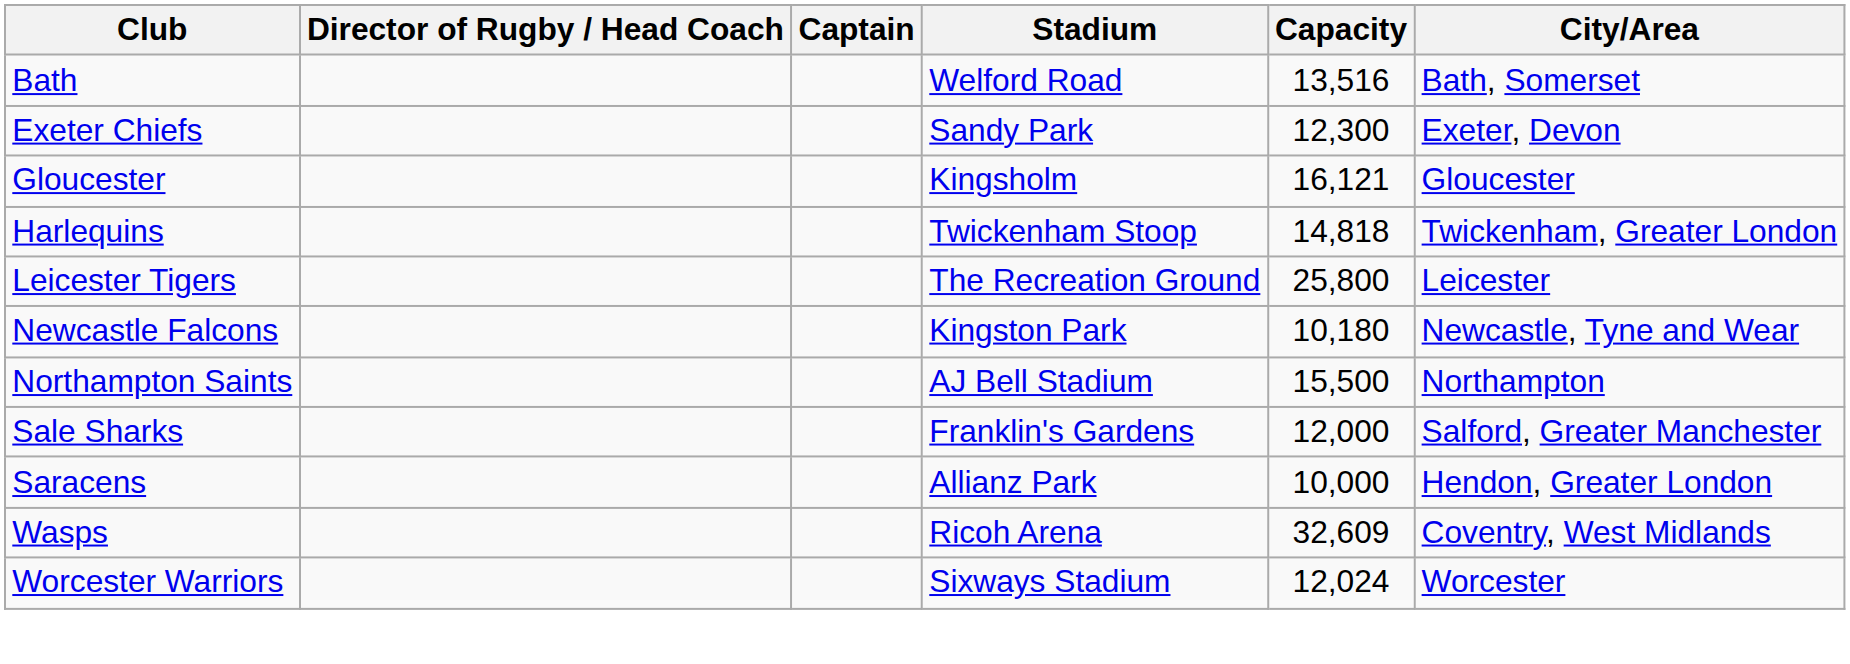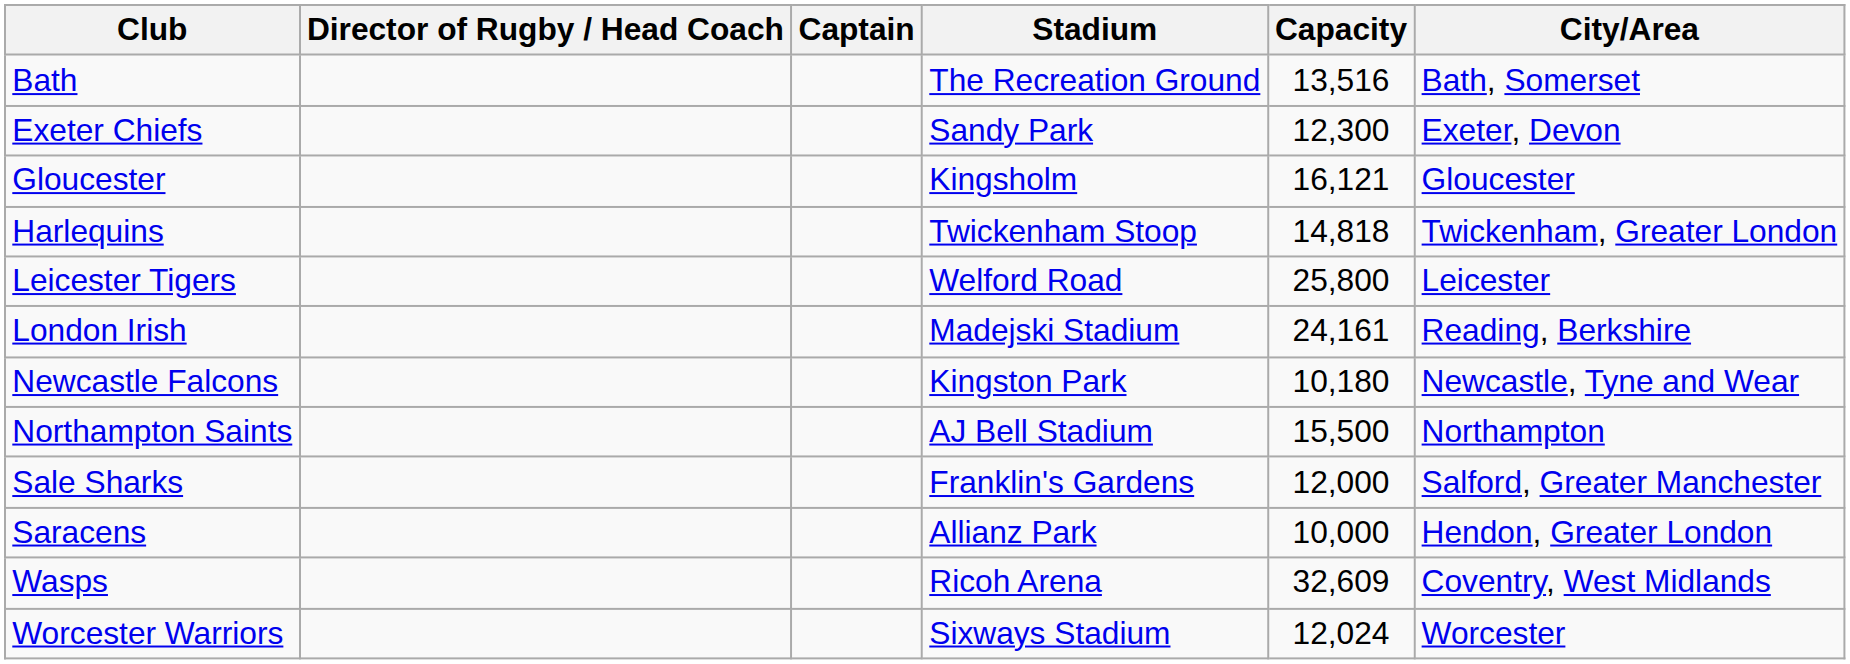(1026, 79) Welford Road -> (1095, 79) The Recreation Ground
(1095, 280) The Recreation Ground -> (1026, 280) Welford Road
+ row: (99, 331)
